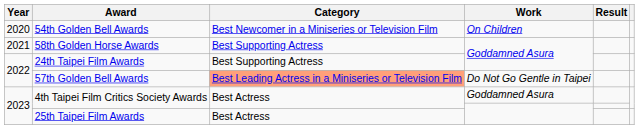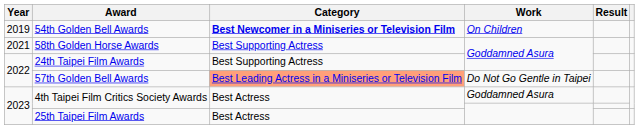(18, 29) 2020 -> (18, 29) 2019
(325, 29) normal -> (333, 29) bold
